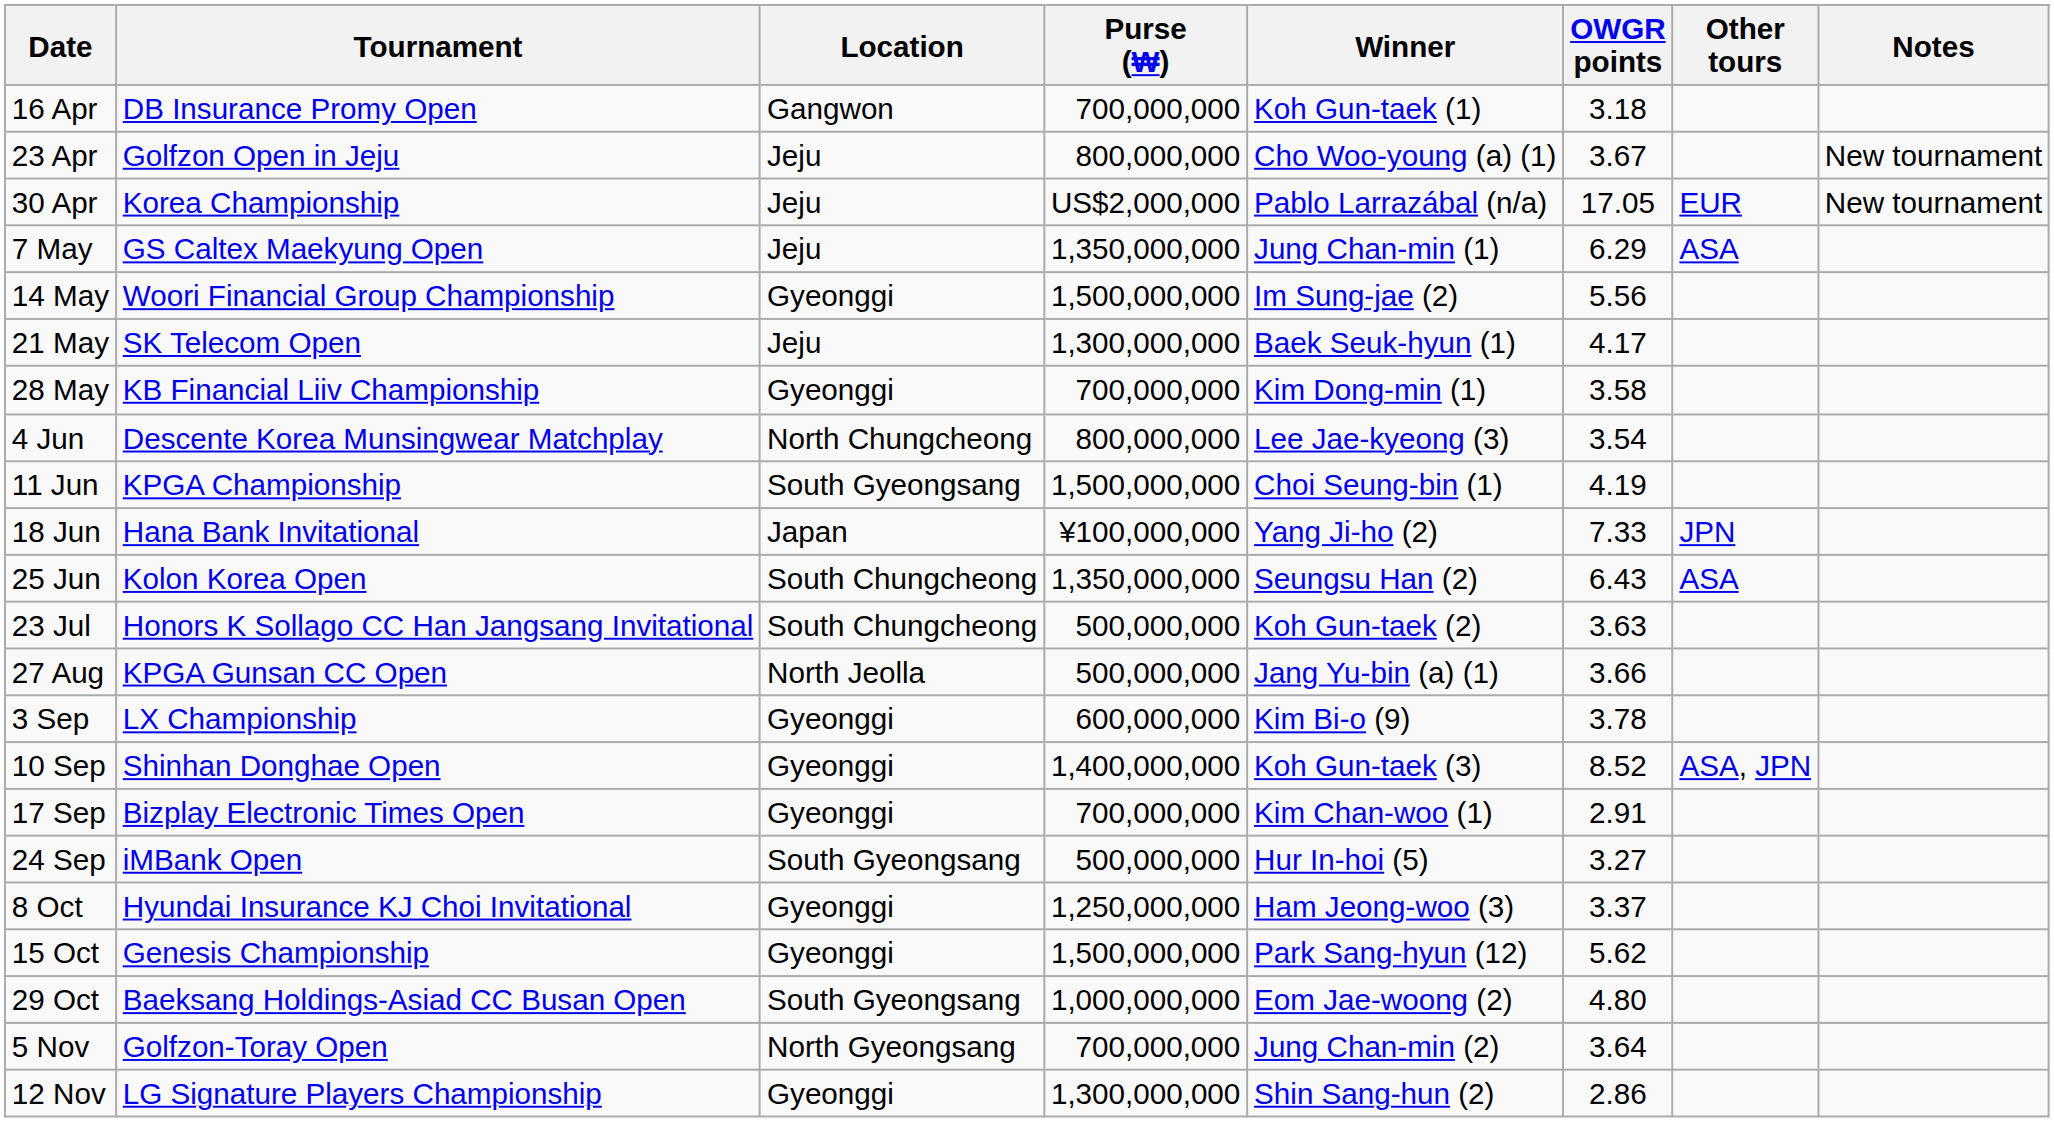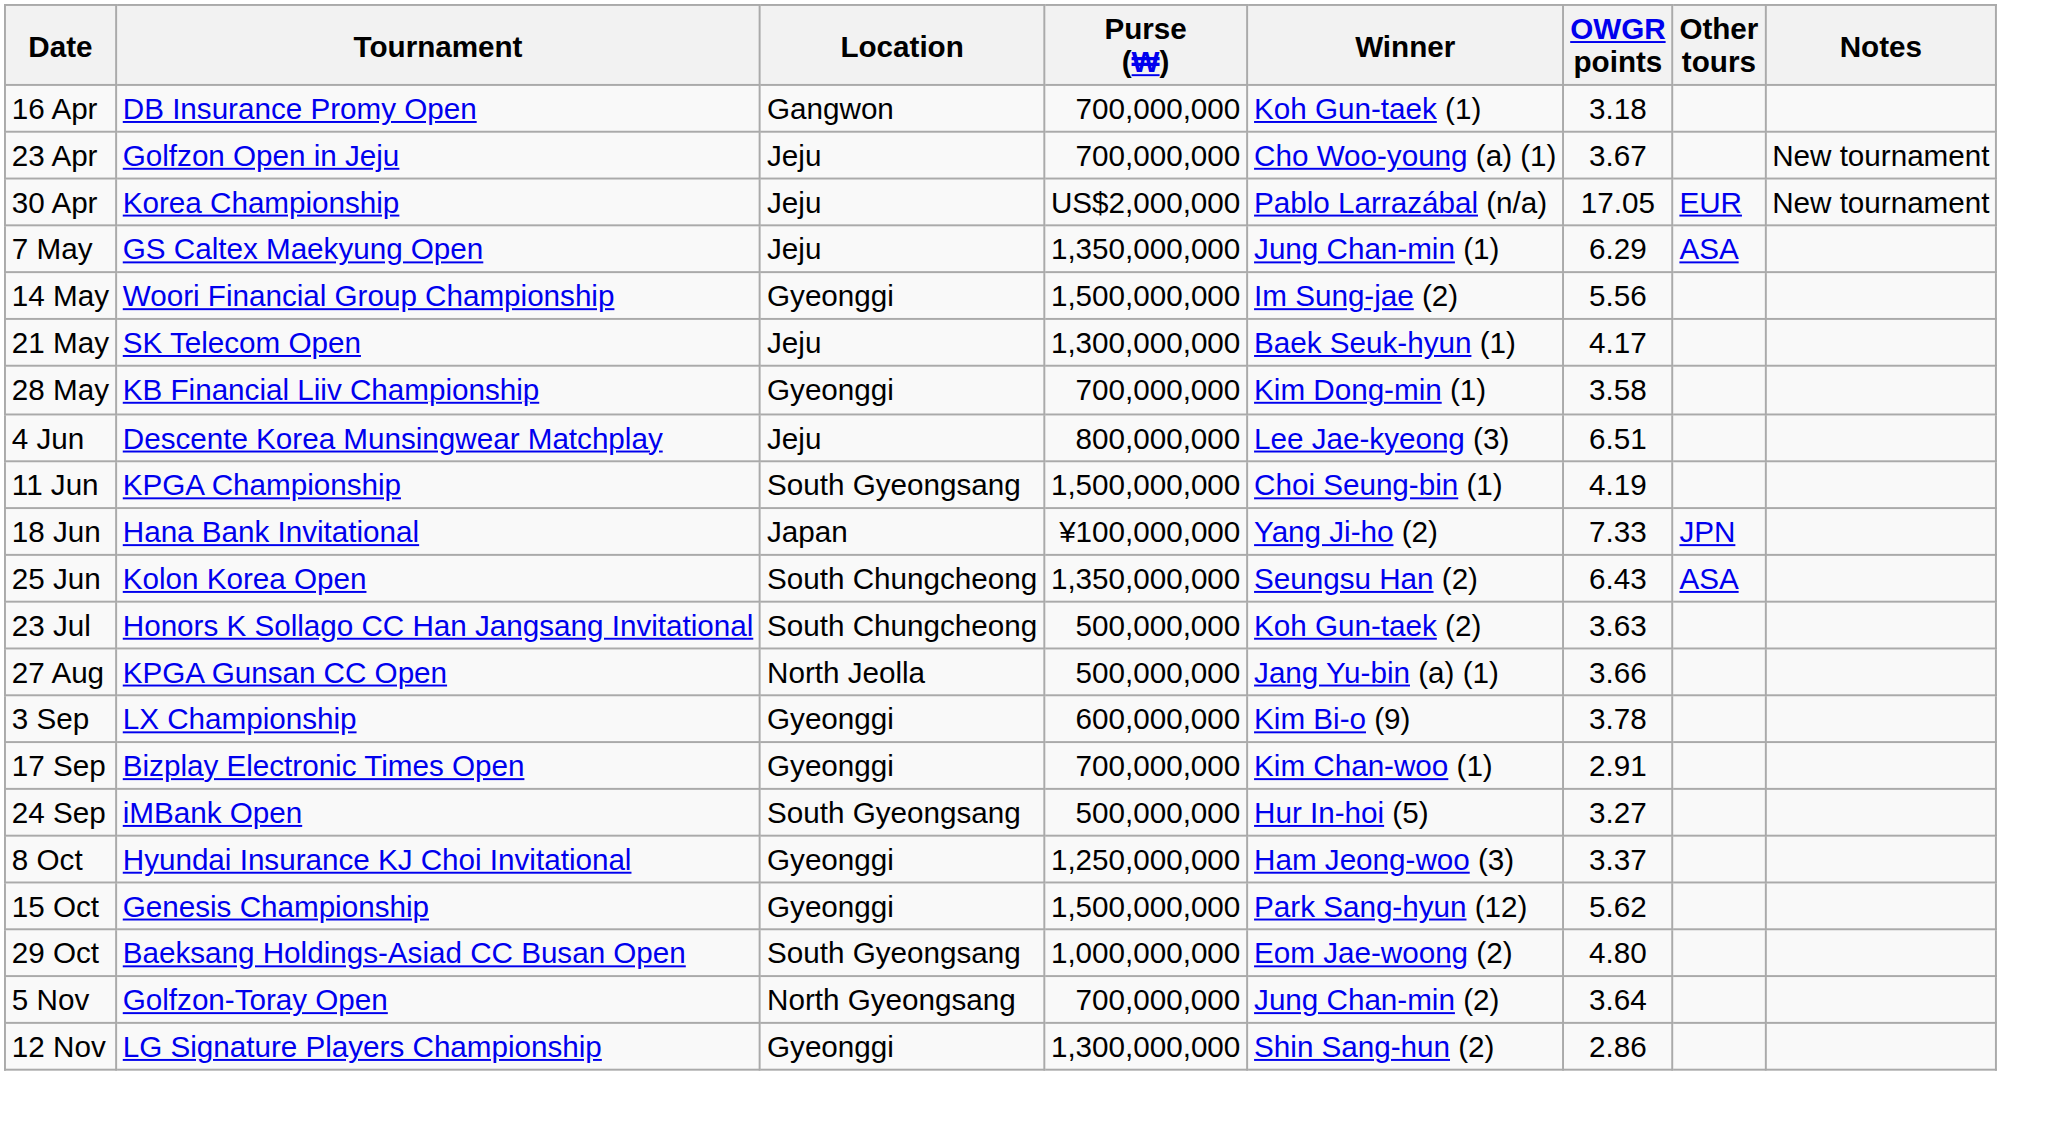(1158, 156) 800,000,000 -> (1158, 156) 700,000,000
(900, 437) North Chungcheong -> (794, 437) Jeju
(1618, 437) 3.54 -> (1618, 437) 6.51
- row: (59, 766)
